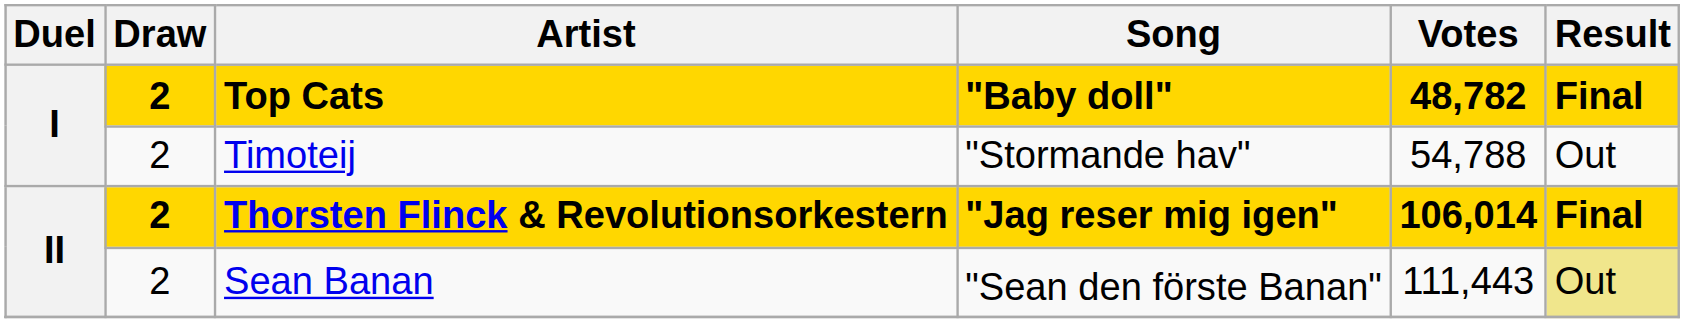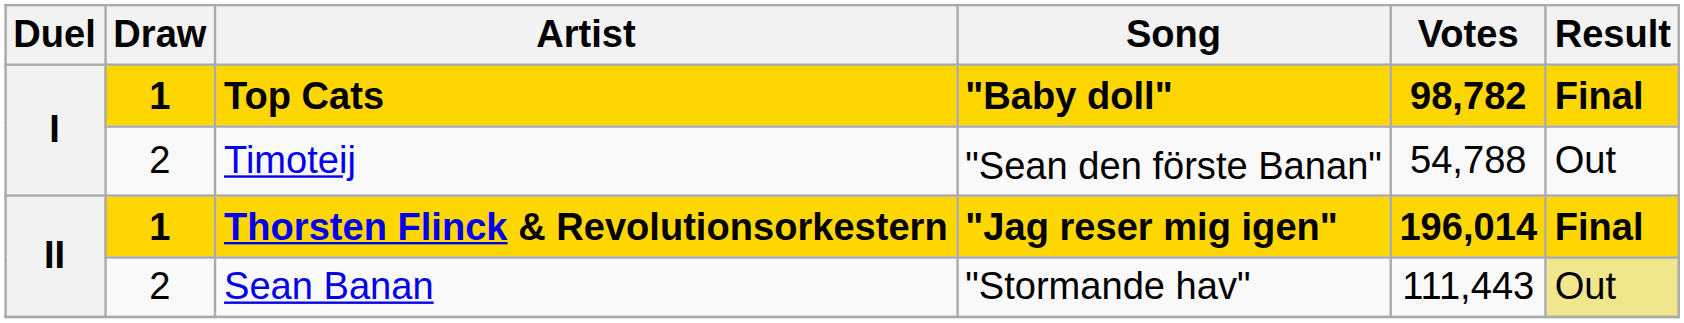(160, 95) 2 -> (160, 95) 1
(1468, 95) 48,782 -> (1468, 95) 98,782
(1108, 155) "Stormande hav" -> (1174, 165) "Sean den förste Banan"
(160, 215) 2 -> (160, 226) 1
(1468, 215) 106,014 -> (1468, 226) 196,014
(1174, 286) "Sean den förste Banan" -> (1108, 286) "Stormande hav"
